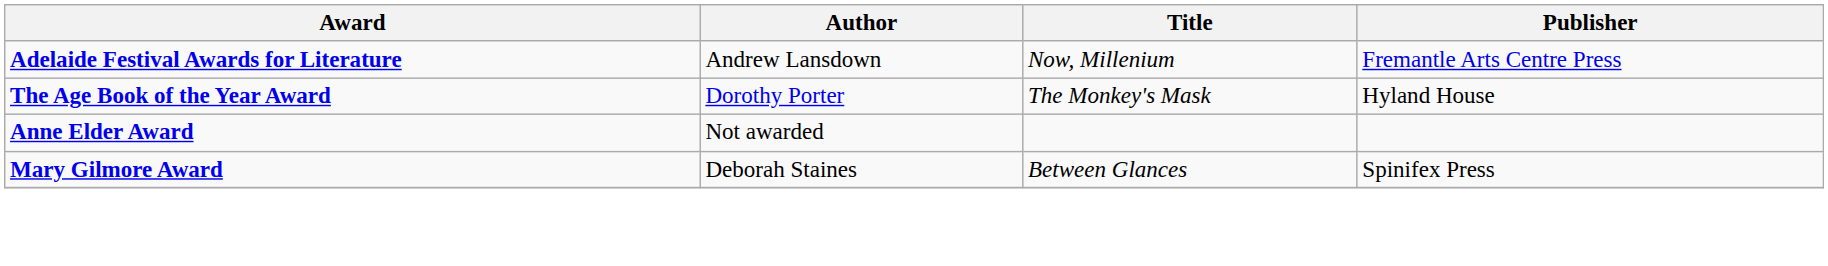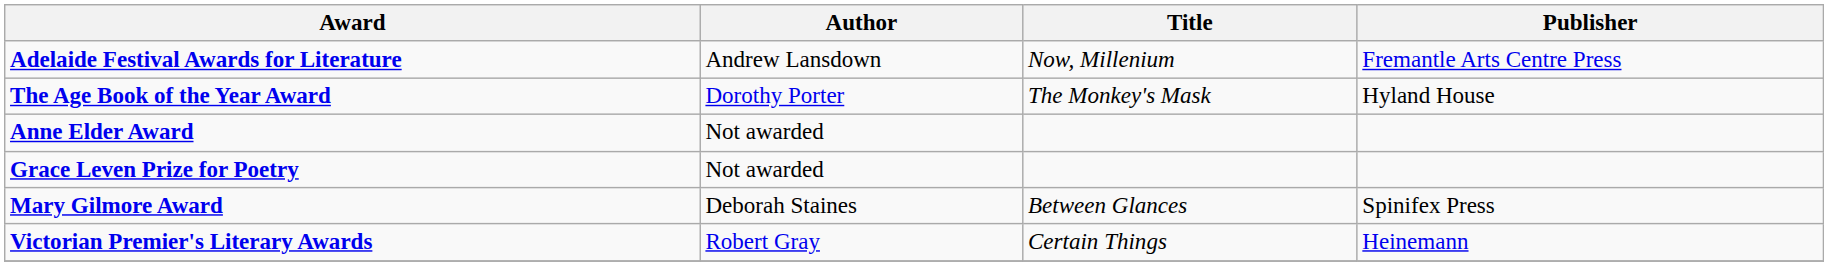+ row: (154, 168)
+ row: (191, 242)
